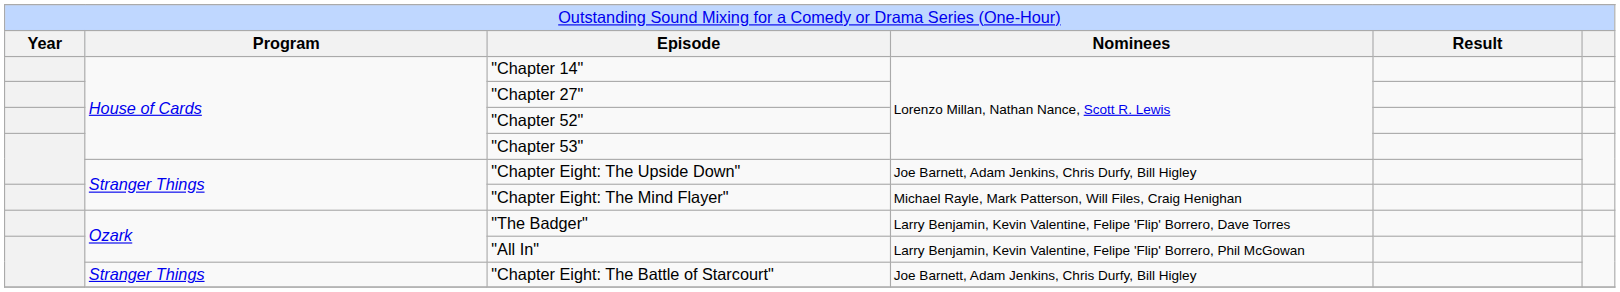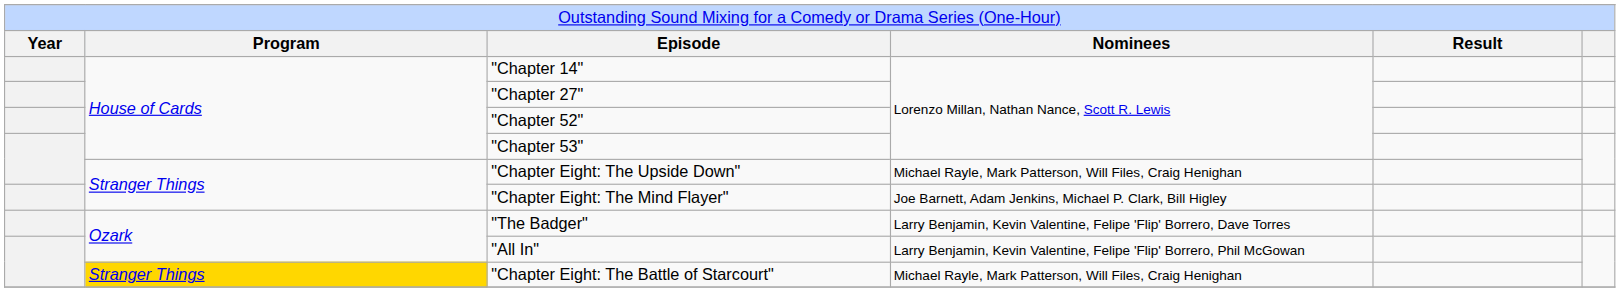(1045, 173) Joe Barnett, Adam Jenkins, Chris Durfy, Bill Higley -> (1068, 173) Michael Rayle, Mark Patterson, Will Files, Craig Henighan
(1068, 199) Michael Rayle, Mark Patterson, Will Files, Craig Henighan -> (1060, 199) Joe Barnett, Adam Jenkins, Michael P. Clark, Bill Higley
(147, 275) no background -> (147, 275) gold background
(1045, 276) Joe Barnett, Adam Jenkins, Chris Durfy, Bill Higley -> (1068, 276) Michael Rayle, Mark Patterson, Will Files, Craig Henighan
